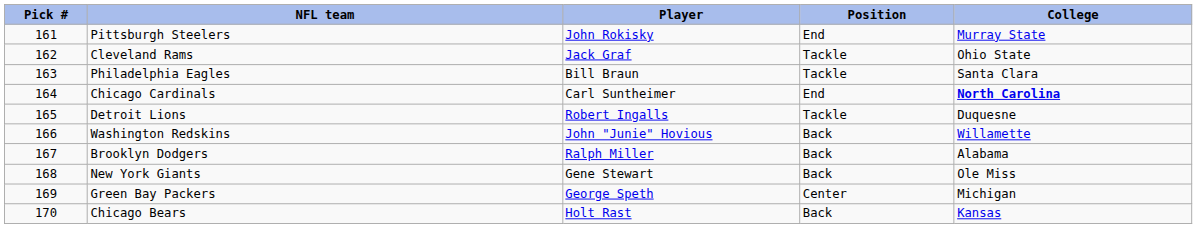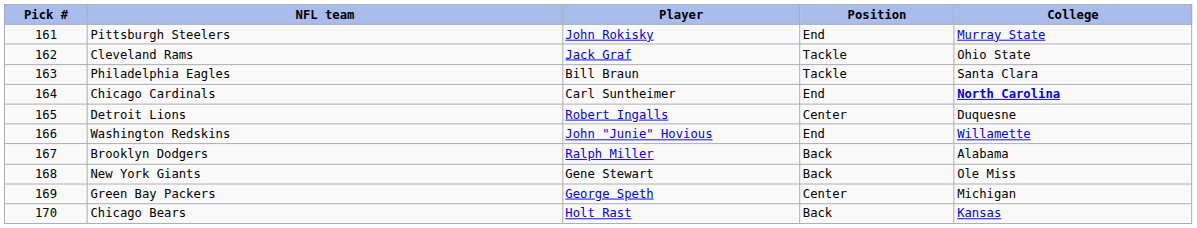(825, 114) Tackle -> (825, 114) Center
(818, 134) Back -> (814, 134) End
